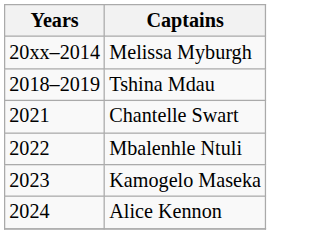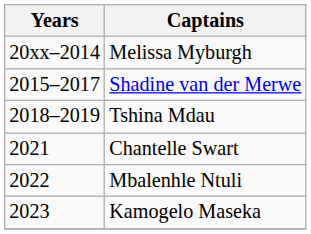+ row: (205, 84)
- row: (166, 212)
